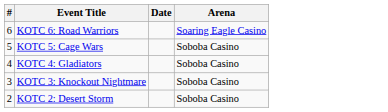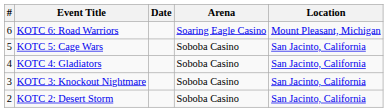+ column: (326, 13)
